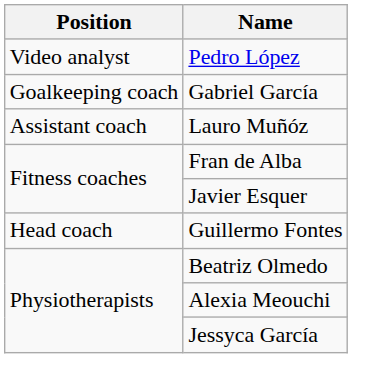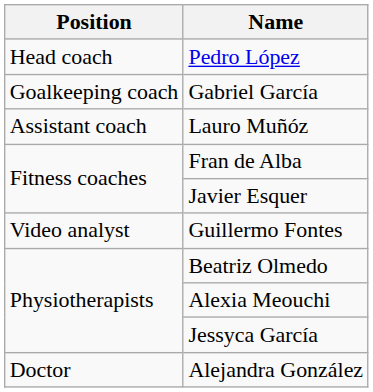(70, 56) Video analyst -> (61, 56) Head coach
(61, 230) Head coach -> (70, 230) Video analyst
+ row: (276, 369)
